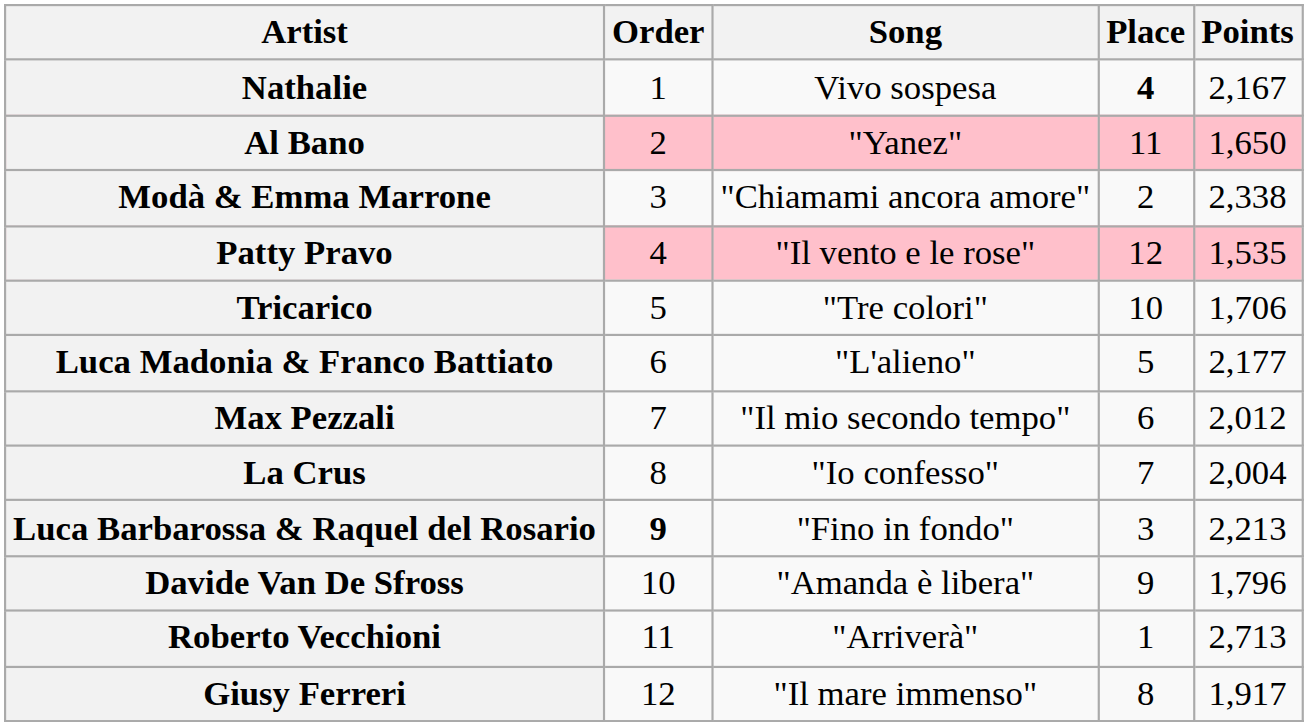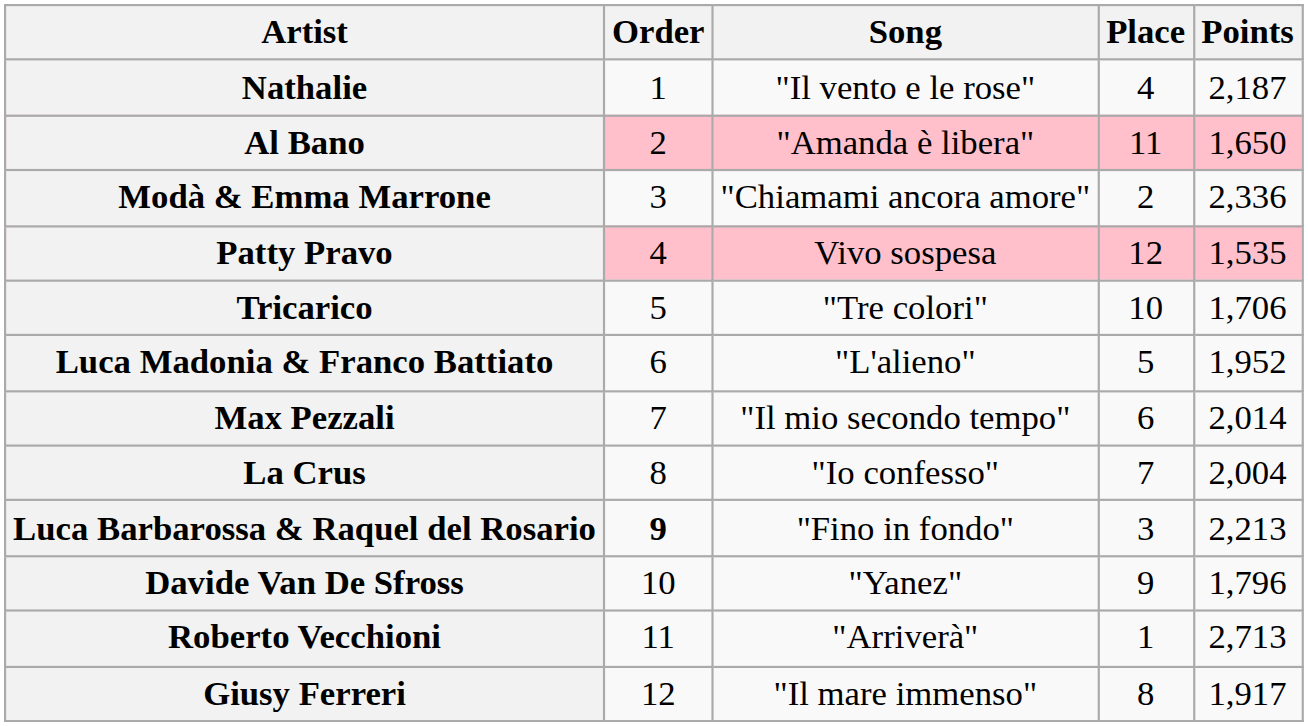(905, 87) Vivo sospesa -> (905, 87) "Il vento e le rose"
(1146, 87) bold -> (1146, 87) normal
(1247, 87) 2,167 -> (1247, 87) 2,187
(905, 142) "Yanez" -> (905, 142) "Amanda è libera"
(1247, 197) 2,338 -> (1247, 197) 2,336
(905, 252) "Il vento e le rose" -> (905, 252) Vivo sospesa
(1247, 362) 2,177 -> (1247, 362) 1,952
(1247, 417) 2,012 -> (1247, 417) 2,014
(905, 582) "Amanda è libera" -> (905, 582) "Yanez"
